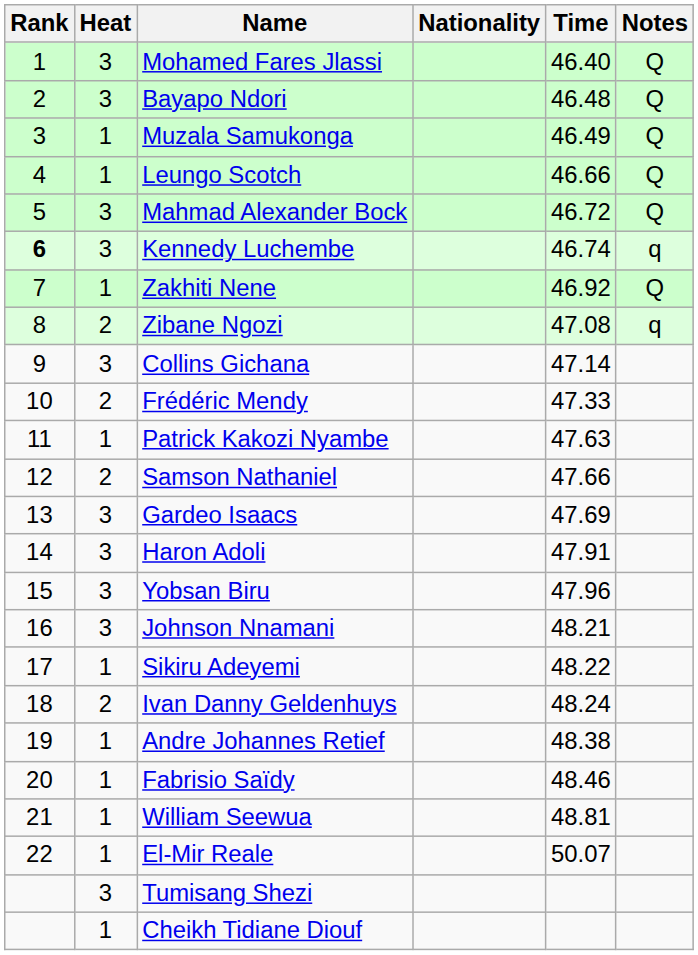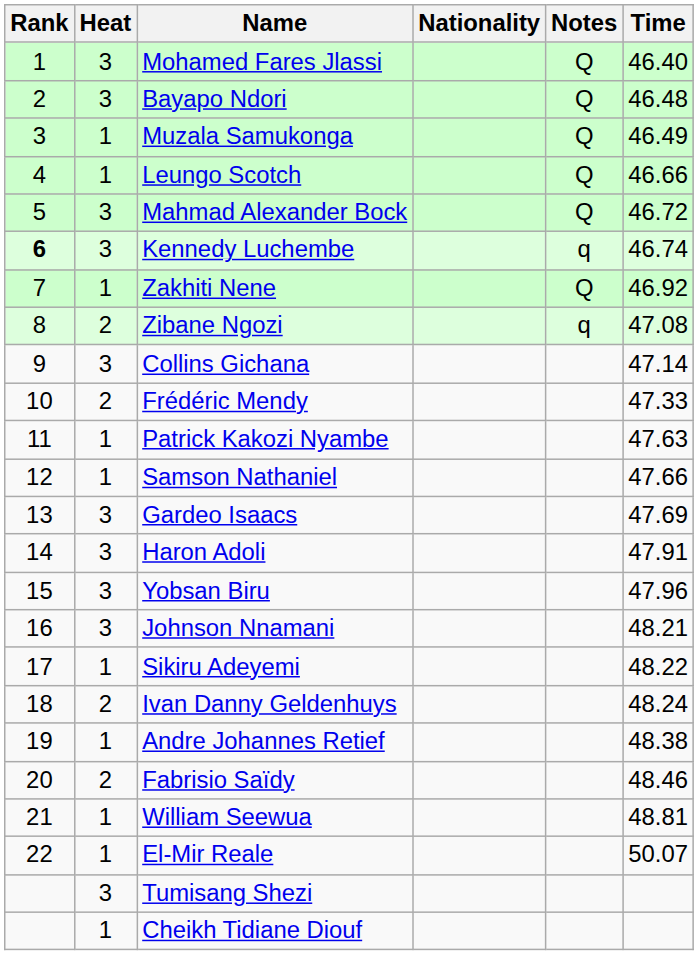columns swapped: (581, 23) <-> (655, 23)
(105, 477) 2 -> (105, 477) 1
(105, 779) 1 -> (105, 779) 2
